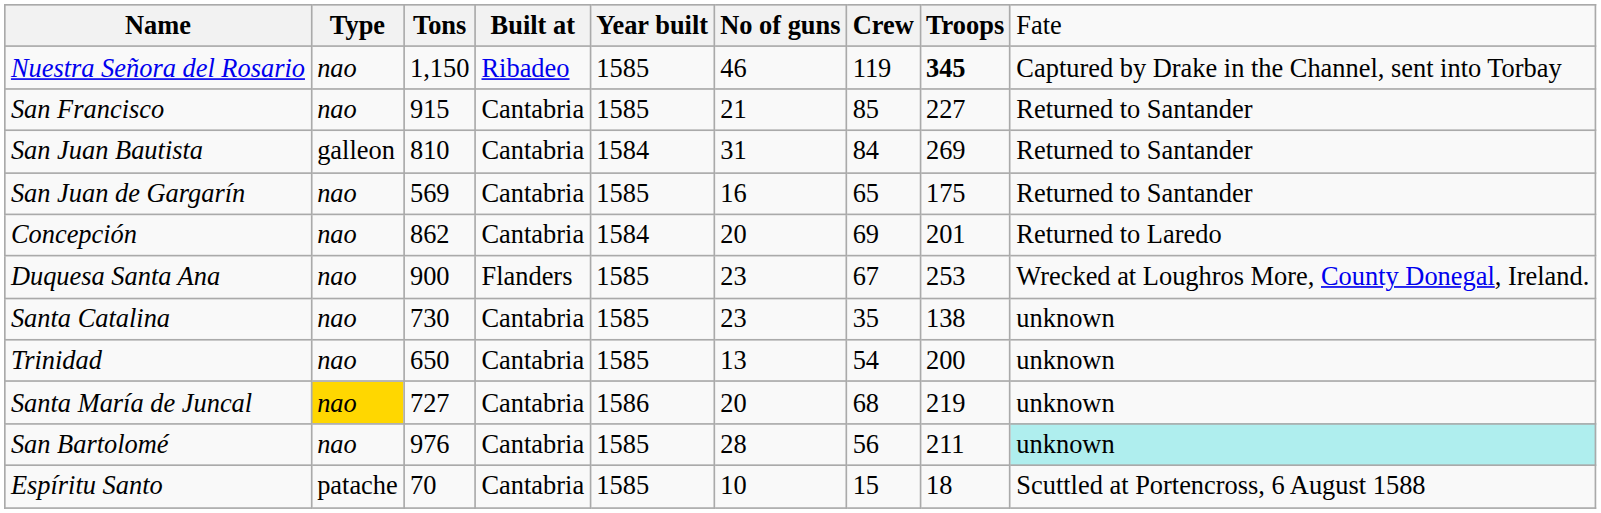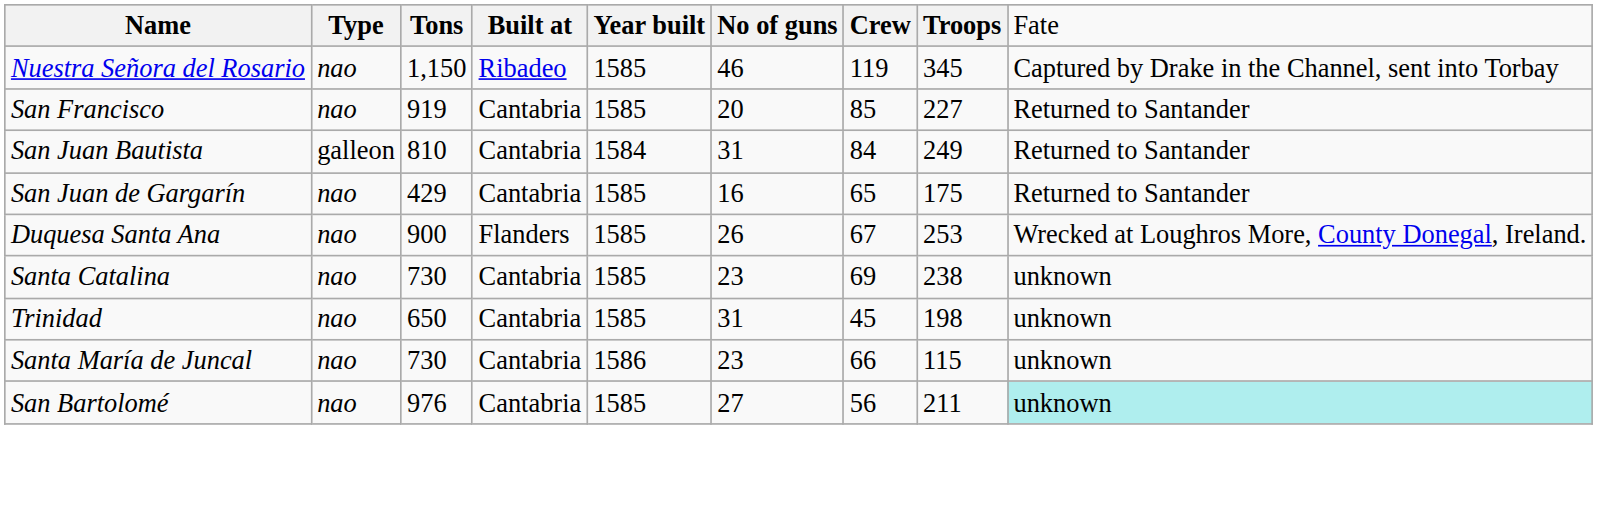(946, 67) bold -> (943, 67) normal
(430, 109) 915 -> (427, 109) 919
(733, 109) 21 -> (730, 109) 20
(946, 151) 269 -> (943, 151) 249
(430, 192) 569 -> (427, 192) 429
- row: (74, 234)
(733, 276) 23 -> (730, 234) 26
(866, 318) 35 -> (863, 276) 69
(946, 318) 138 -> (943, 276) 238
(733, 360) 13 -> (730, 318) 31
(866, 360) 54 -> (863, 318) 45
(946, 360) 200 -> (943, 318) 198
(337, 402) gold background -> (337, 360) no background
(430, 402) 727 -> (427, 360) 730
(733, 402) 20 -> (730, 360) 23
(866, 402) 68 -> (863, 360) 66
(946, 402) 219 -> (942, 360) 115
(733, 444) 28 -> (730, 402) 27
- row: (87, 485)
